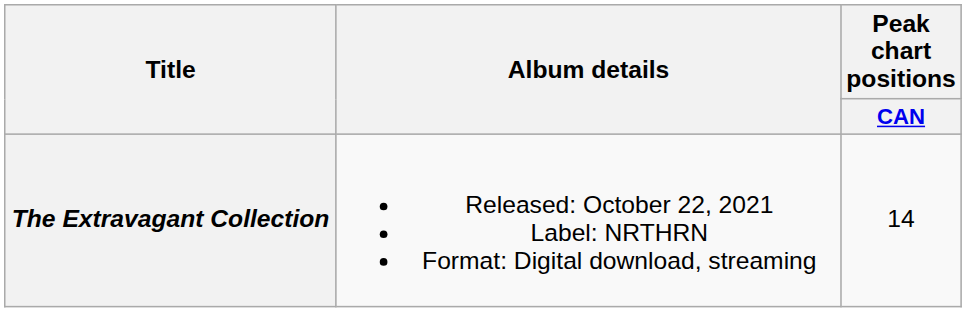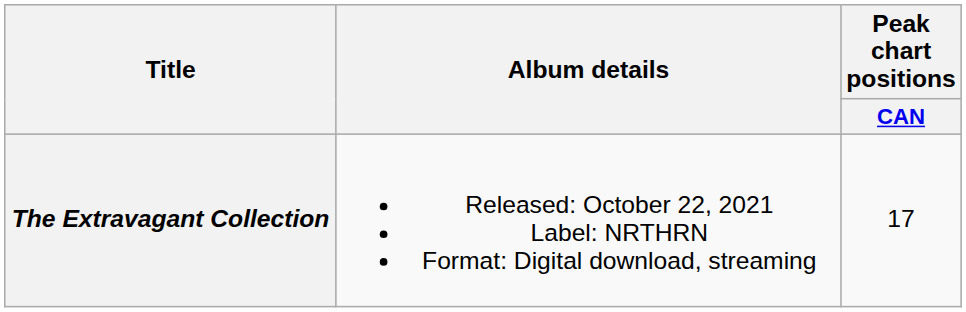(901, 219) 14 -> (901, 219) 17
